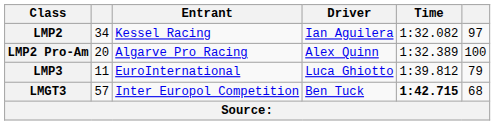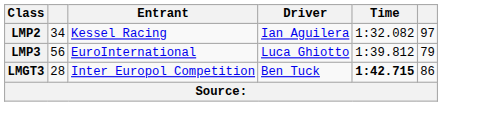- row: (48, 53)
(102, 72) 11 -> (58, 53) 56
(102, 92) 57 -> (58, 72) 28
(475, 92) 68 -> (428, 72) 86
